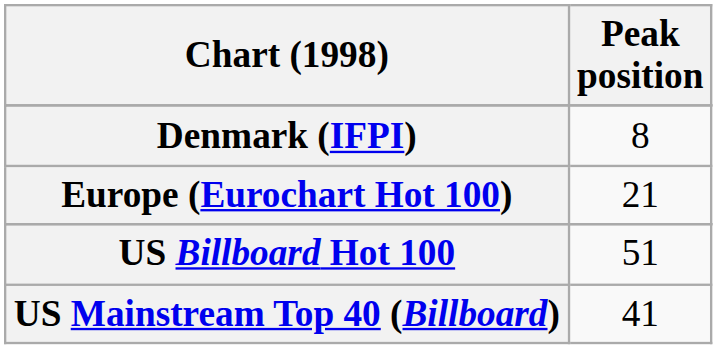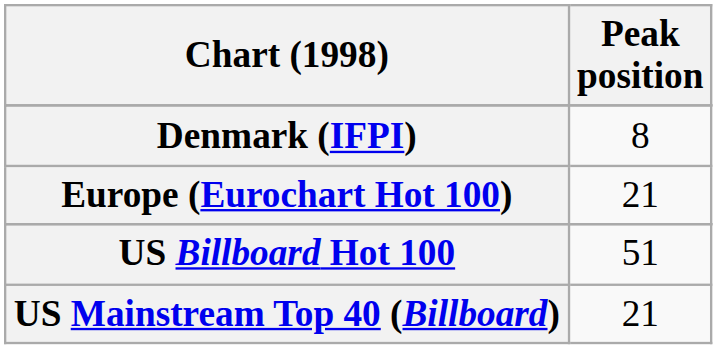(640, 312) 41 -> (640, 312) 21
